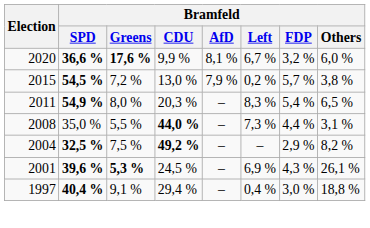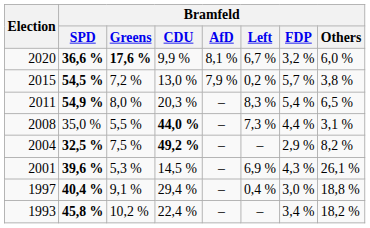(127, 168) bold -> (126, 168) normal
(177, 168) 24,5 % -> (177, 168) 14,5 %
+ row: (42, 211)
